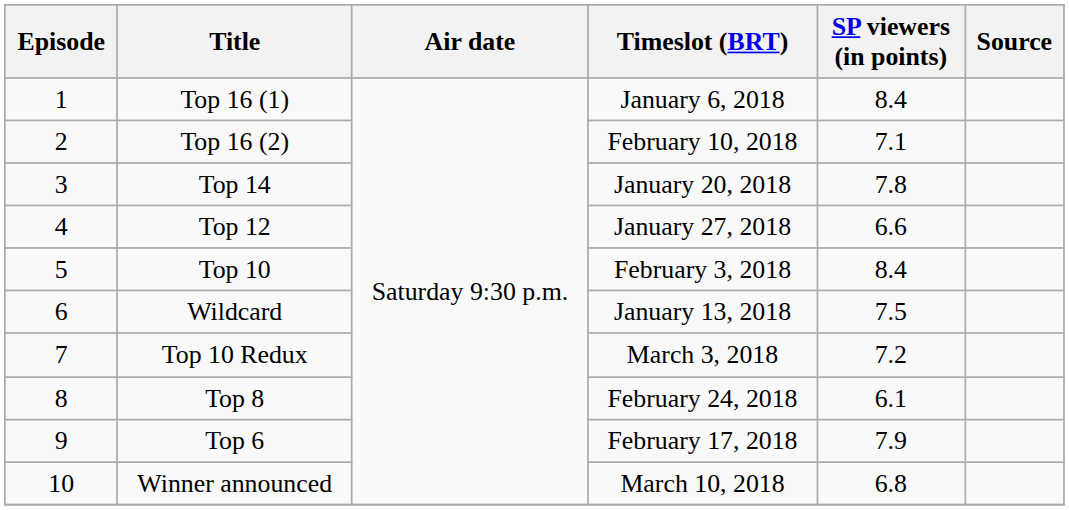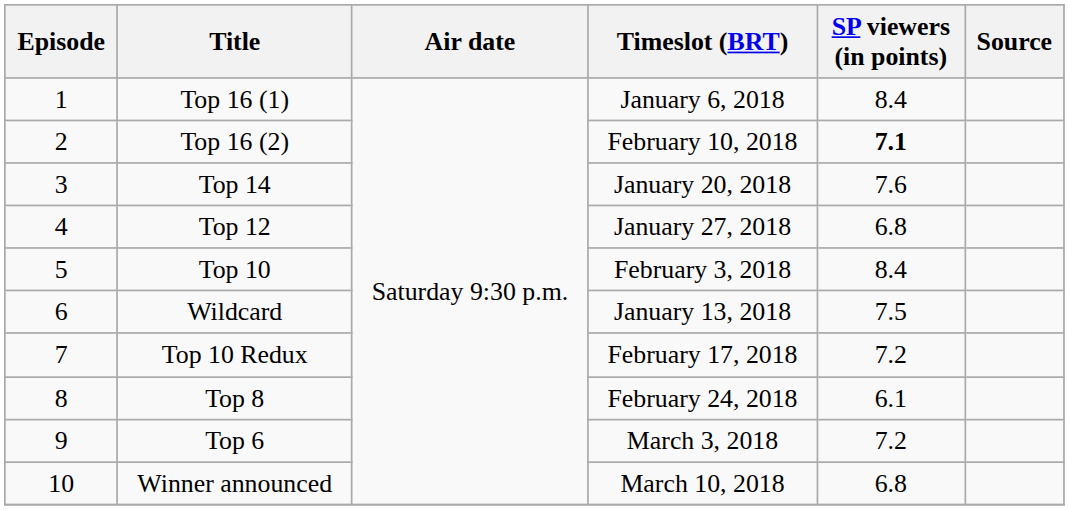(891, 141) normal -> (891, 141) bold
(891, 184) 7.8 -> (891, 184) 7.6
(891, 227) 6.6 -> (891, 227) 6.8
(703, 354) March 3, 2018 -> (703, 354) February 17, 2018
(703, 440) February 17, 2018 -> (703, 440) March 3, 2018
(891, 440) 7.9 -> (891, 440) 7.2
